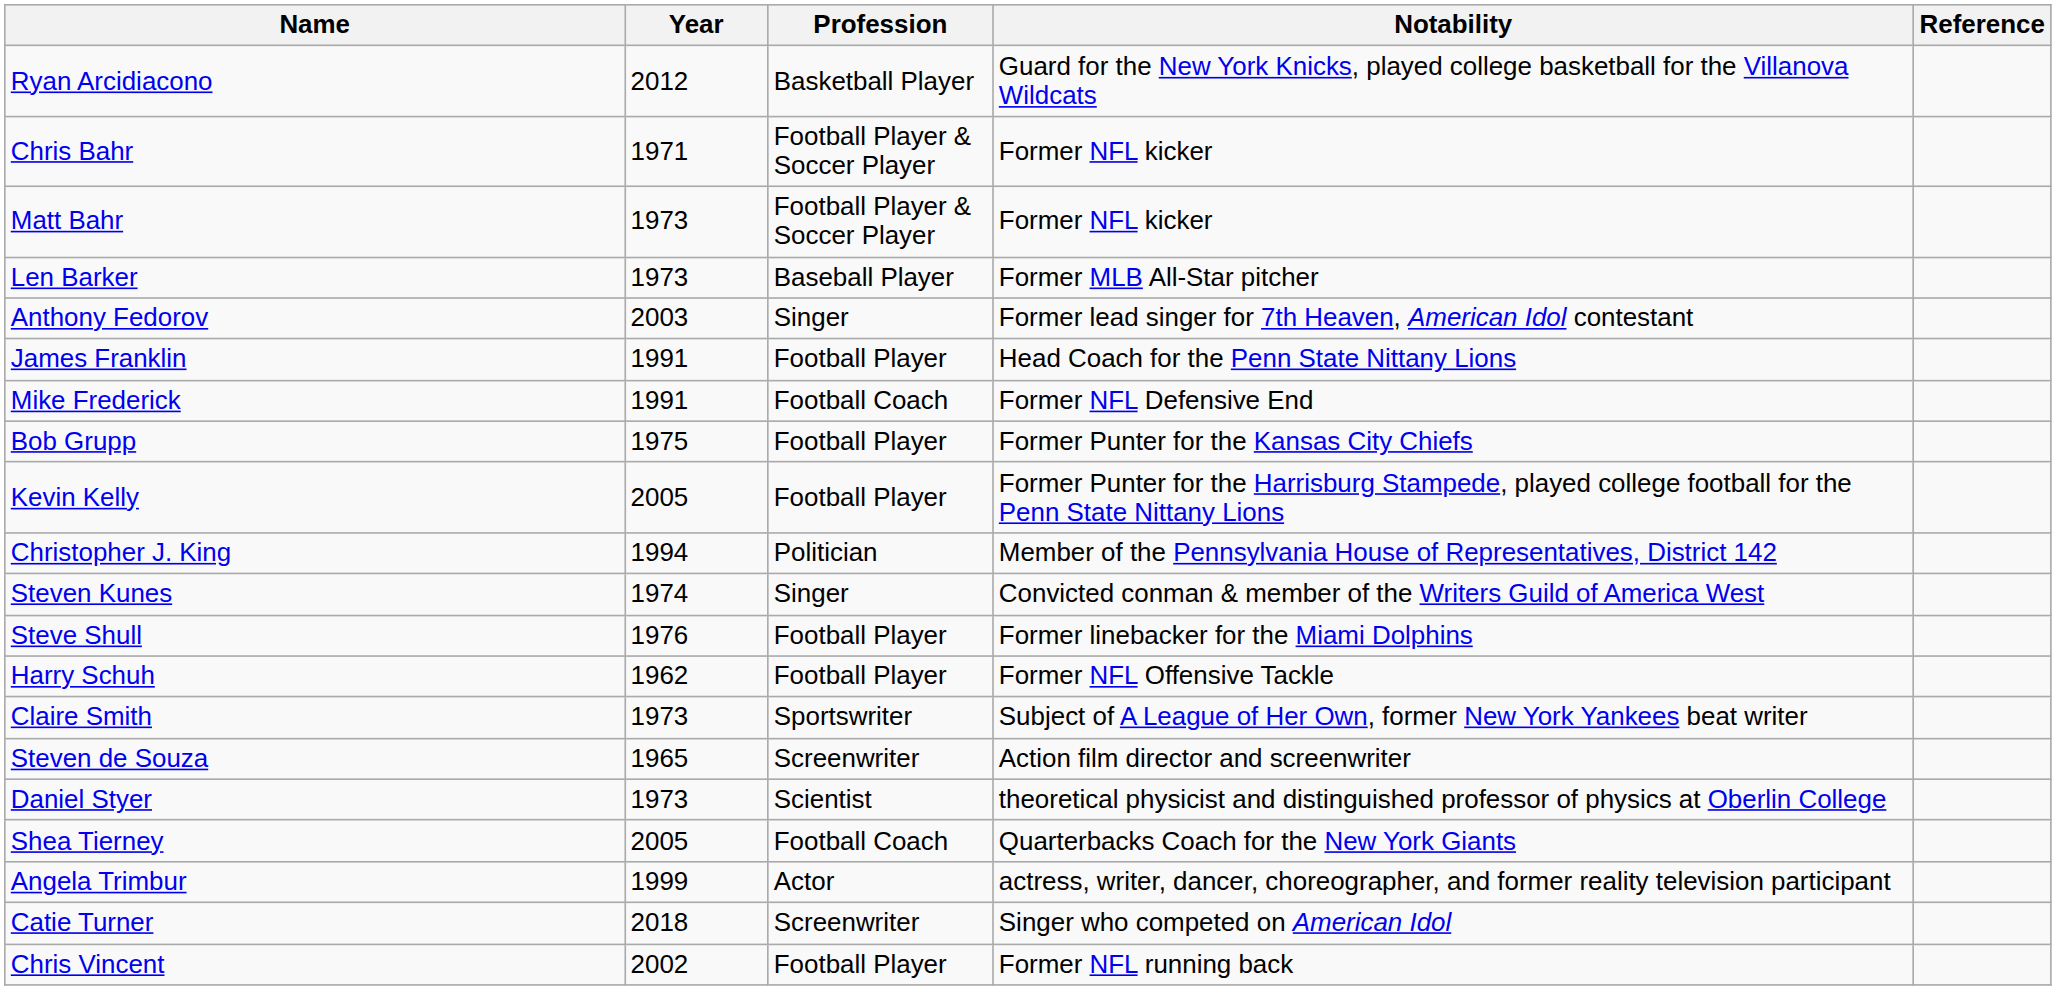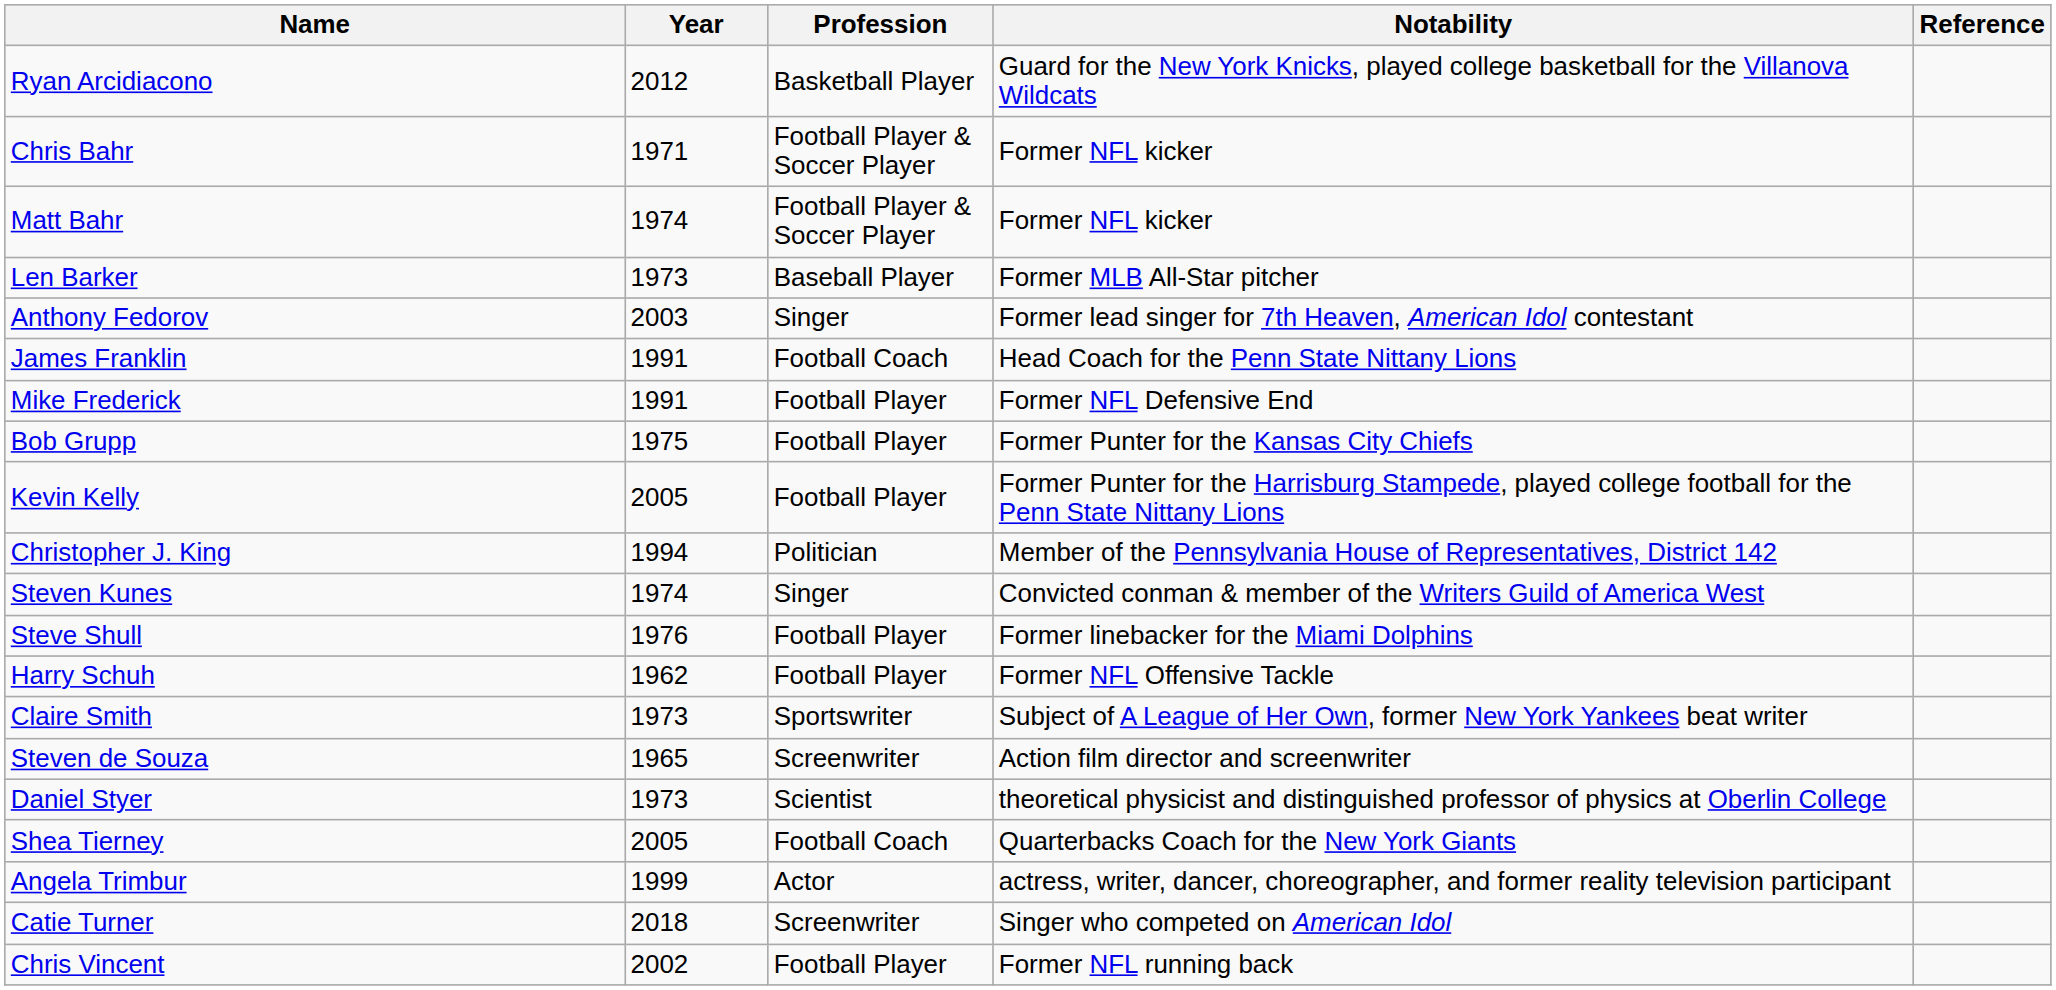(659, 221) 1973 -> (659, 221) 1974
(860, 359) Football Player -> (861, 359) Football Coach
(861, 400) Football Coach -> (860, 400) Football Player
